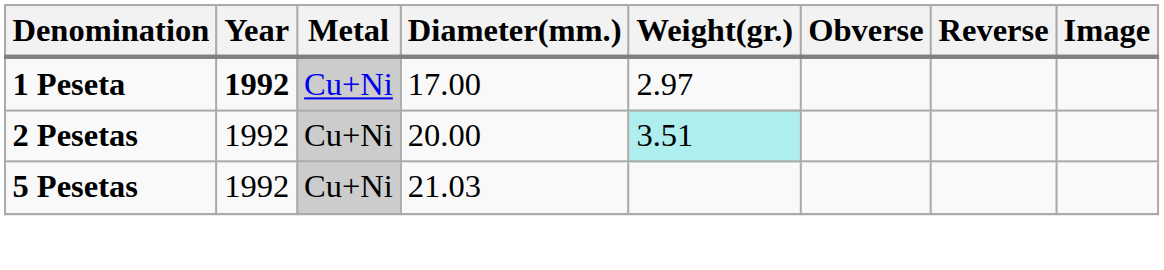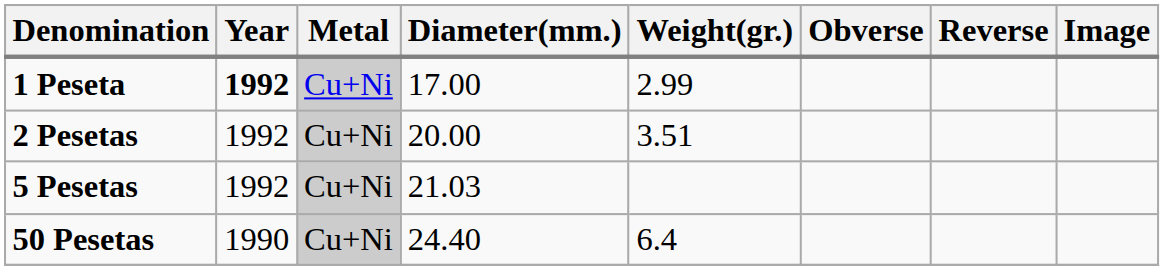(665, 83) 2.97 -> (665, 83) 2.99
(665, 135) paleturquoise background -> (665, 135) no background
+ row: (83, 238)
